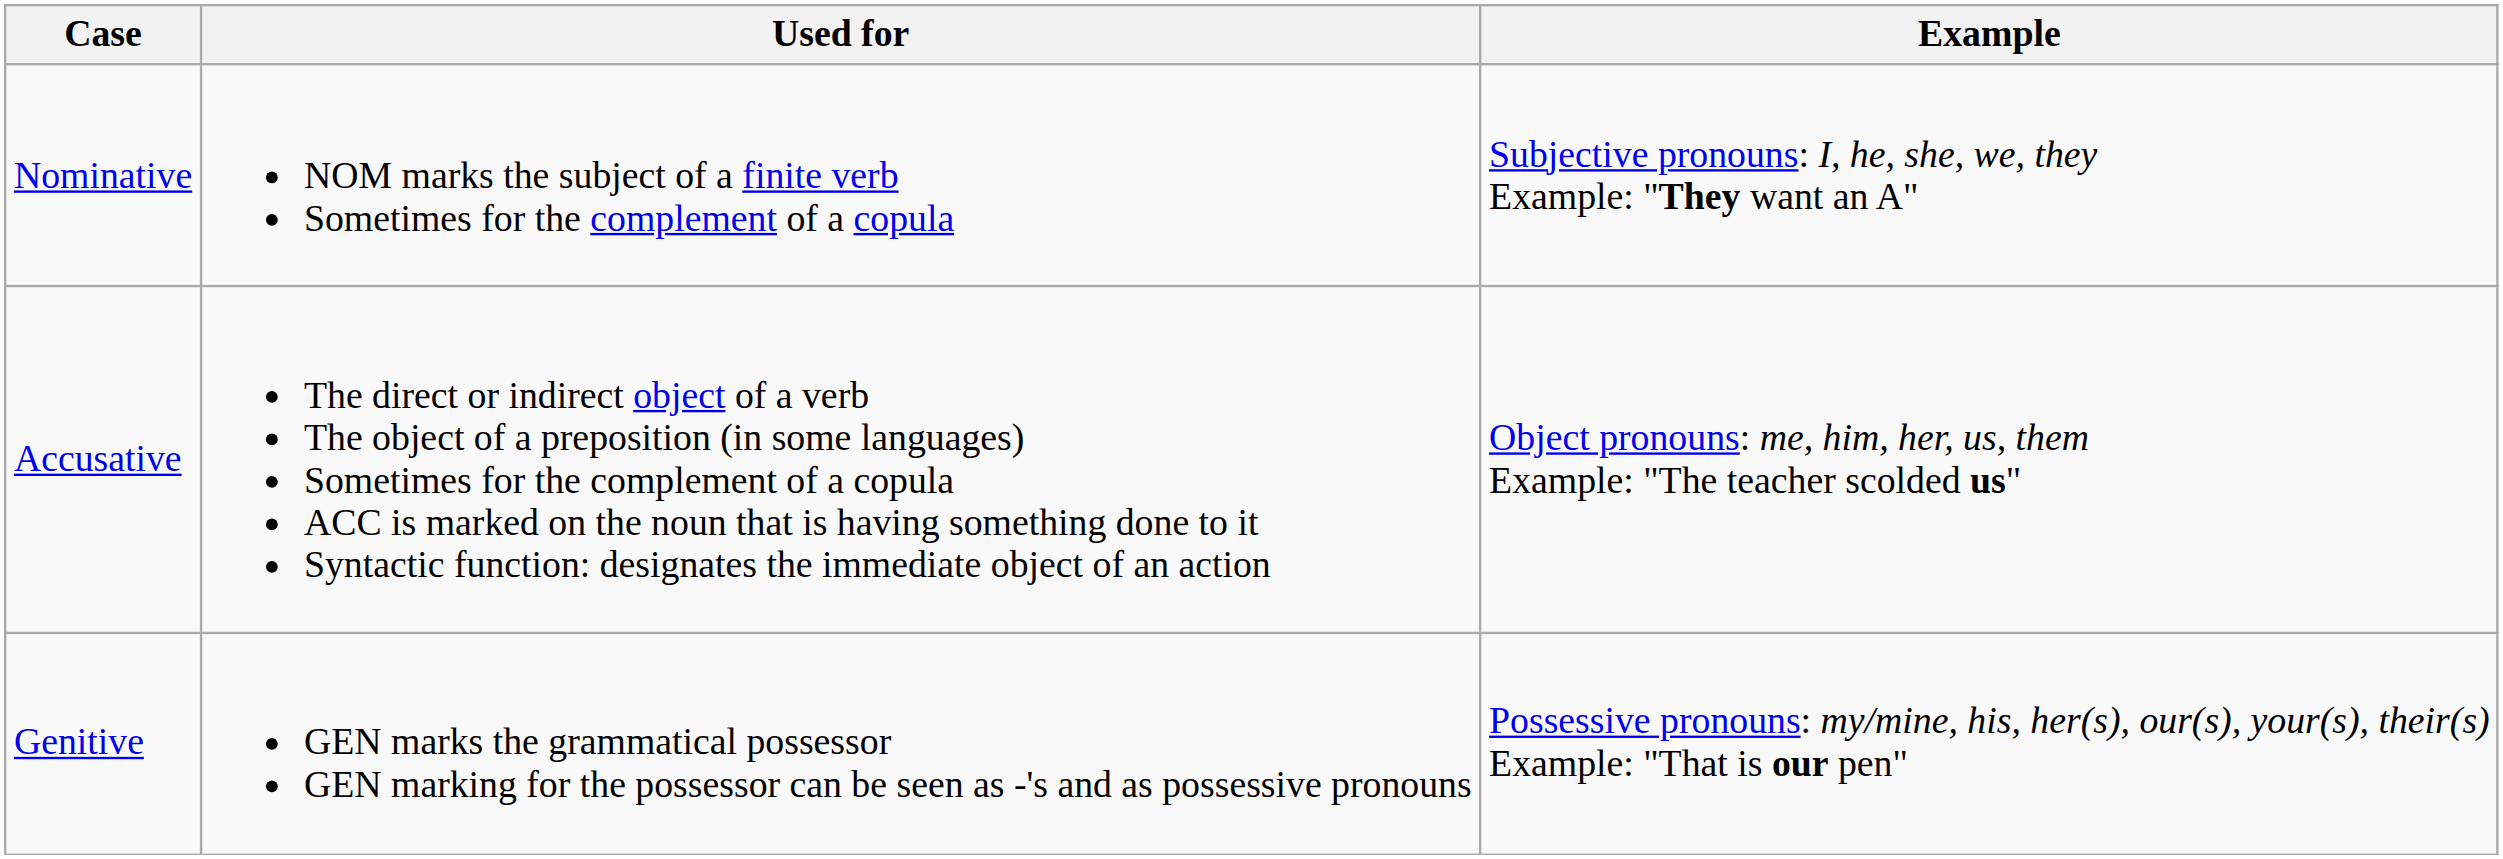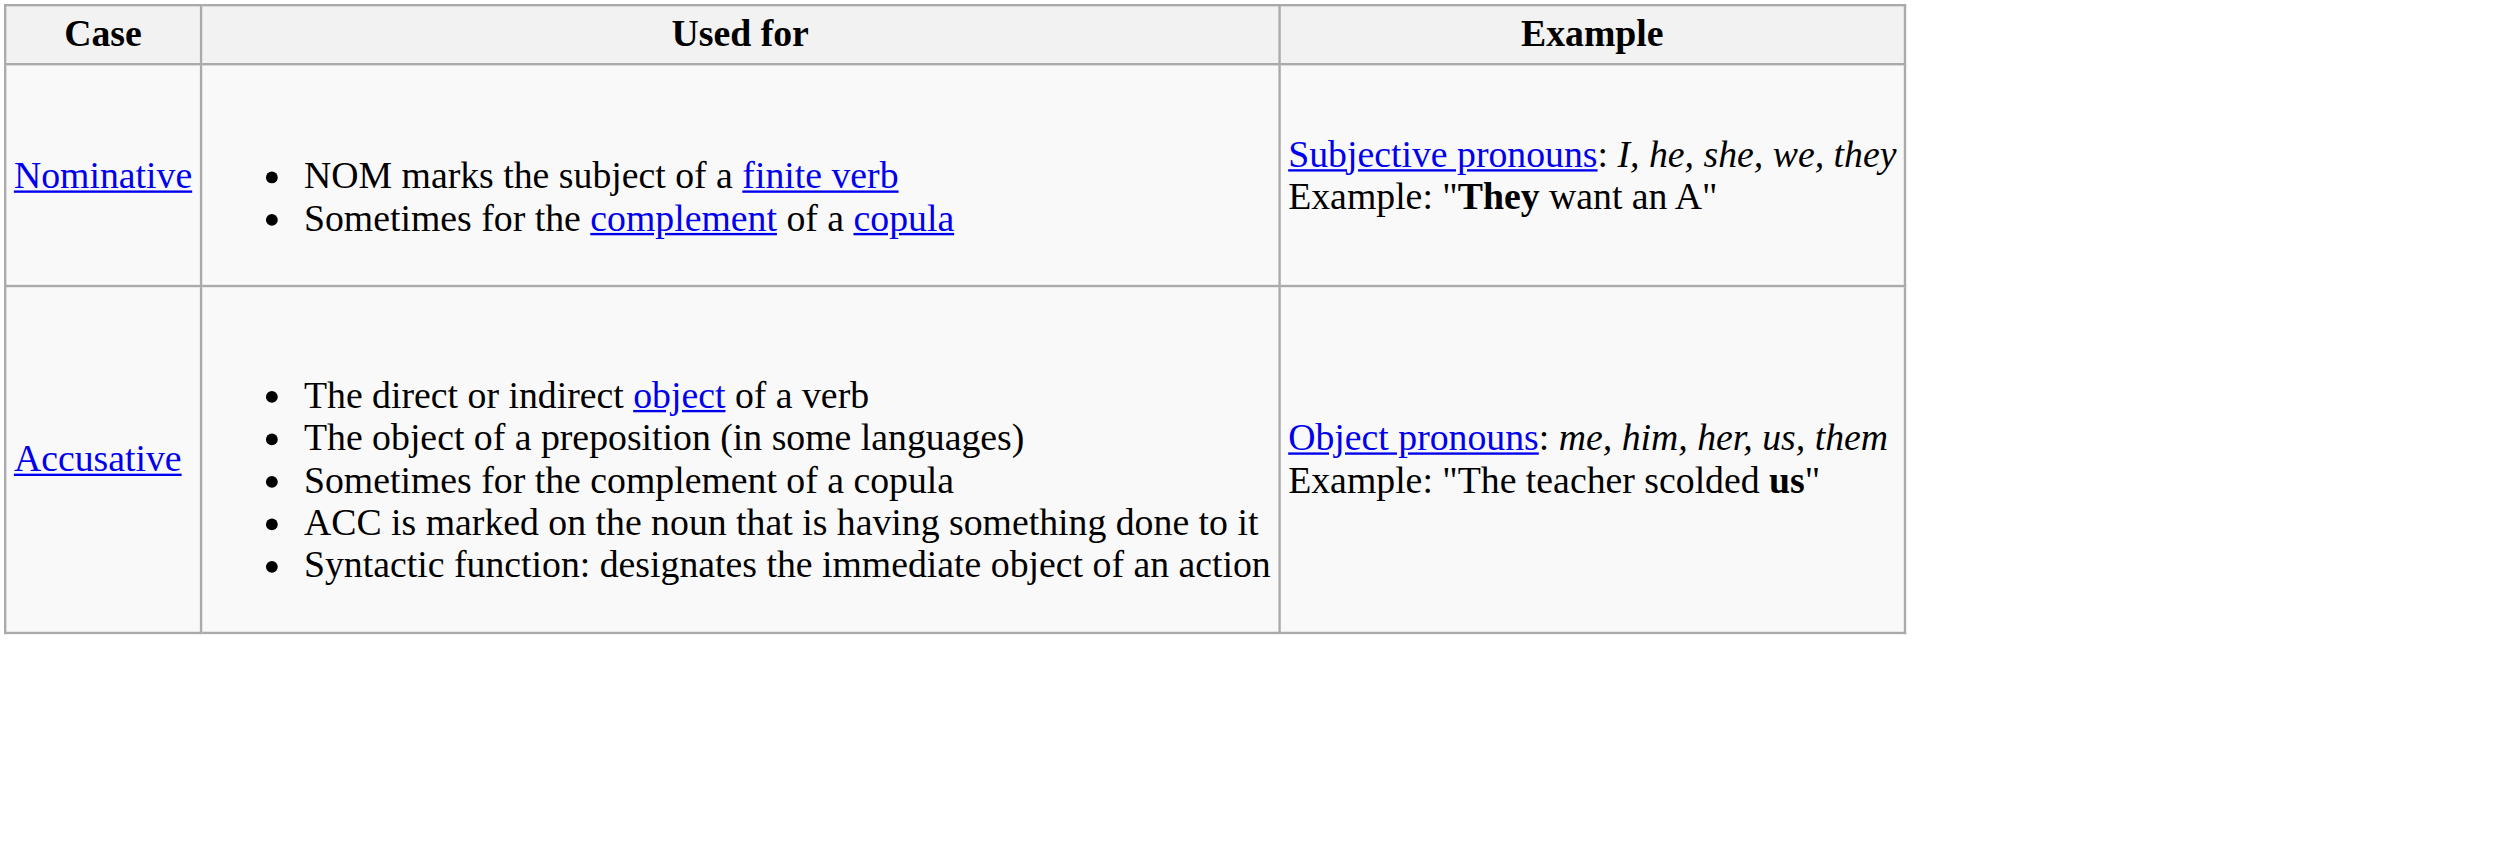- row: (79, 742)
